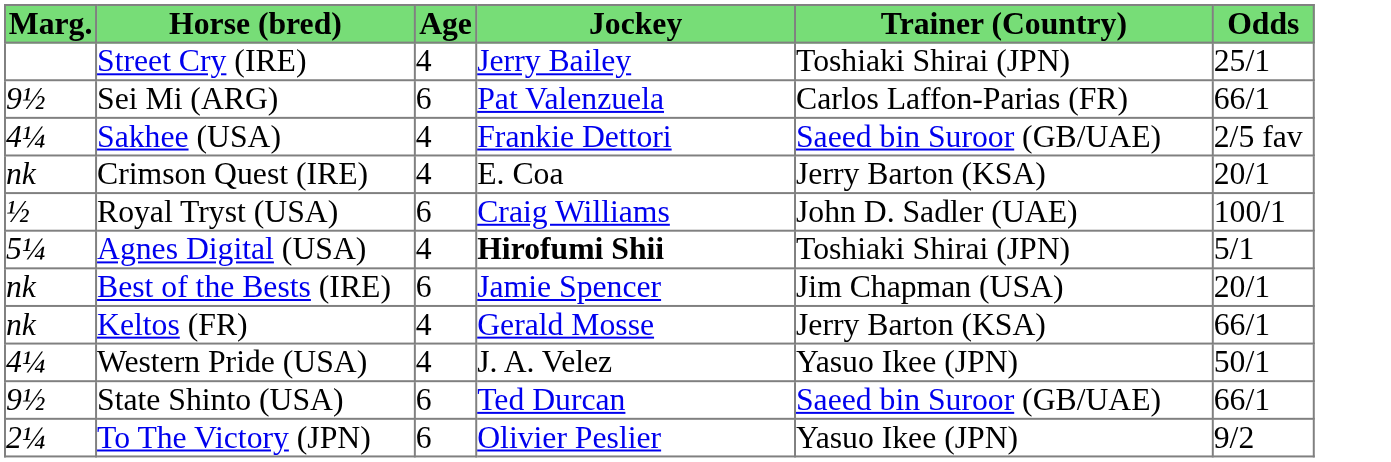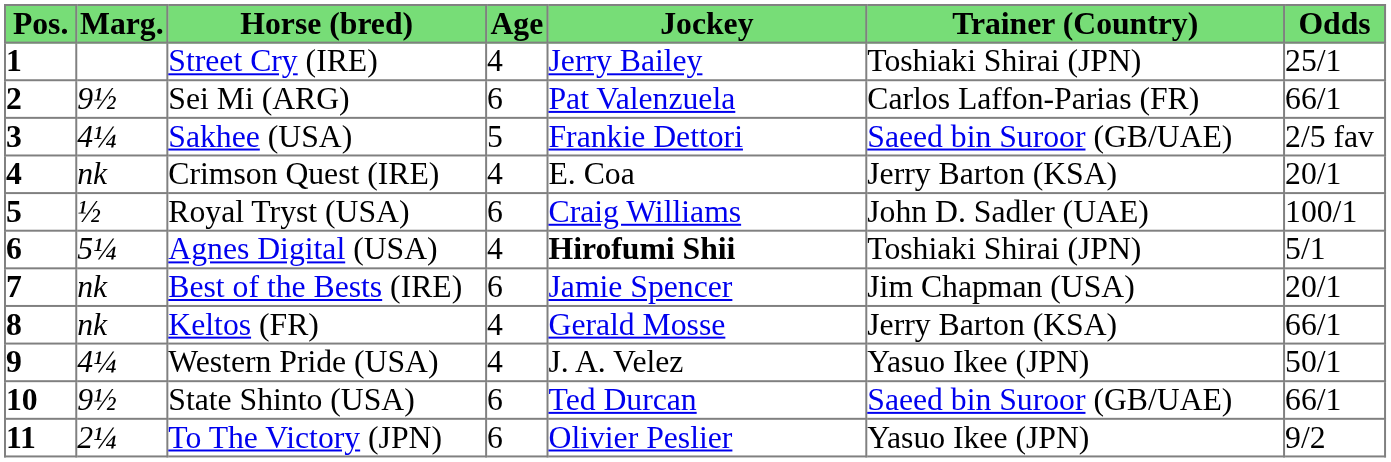+ column: (41, 23)
(424, 136) 4 -> (495, 136) 5
